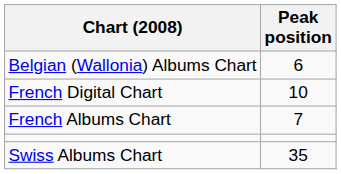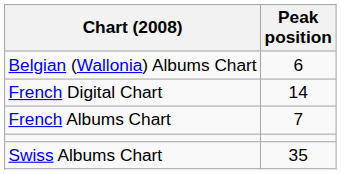(298, 92) 10 -> (298, 92) 14
